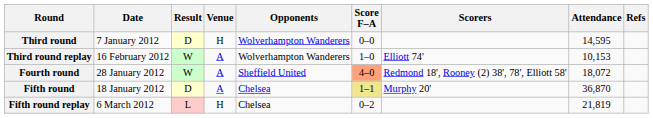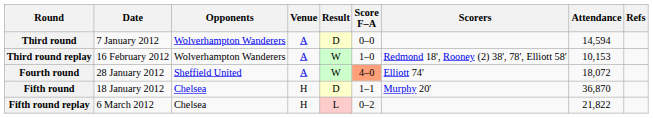columns swapped: (294, 18) <-> (188, 18)
(220, 40) H -> (304, 40) A
(596, 40) 14,595 -> (596, 40) 14,594
(404, 56) Elliott 74' -> (475, 56) Redmond 18', Rooney (2) 38', 78', Elliott 58'
(475, 72) Redmond 18', Rooney (2) 38', 78', Elliott 58' -> (404, 72) Elliott 74'
(220, 89) A -> (304, 89) H
(367, 89) khaki background -> (367, 89) no background
(596, 105) 21,819 -> (596, 105) 21,822
